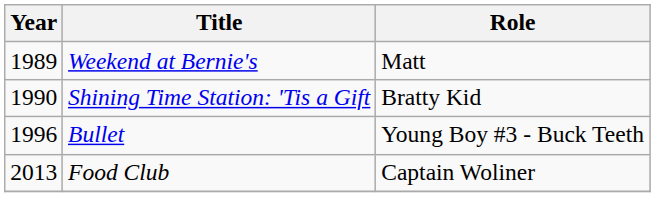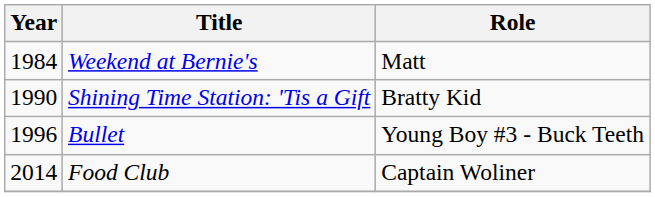(34, 60) 1989 -> (34, 60) 1984
(34, 172) 2013 -> (34, 172) 2014
